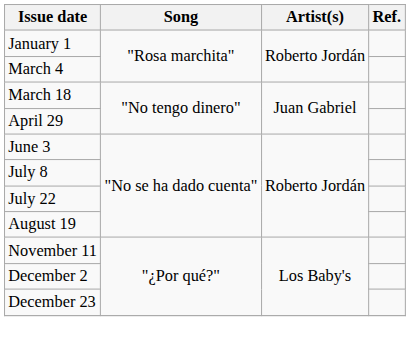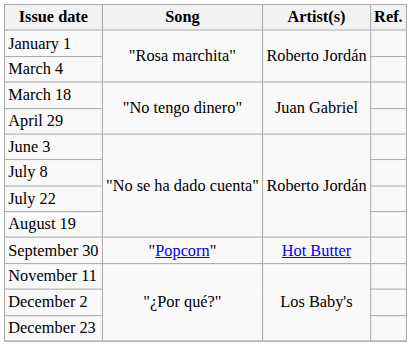+ row: (53, 250)
